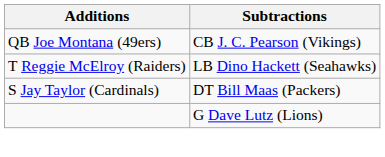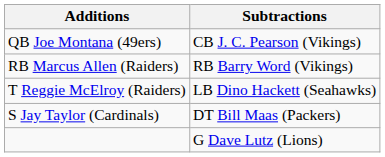+ row: (93, 66)
